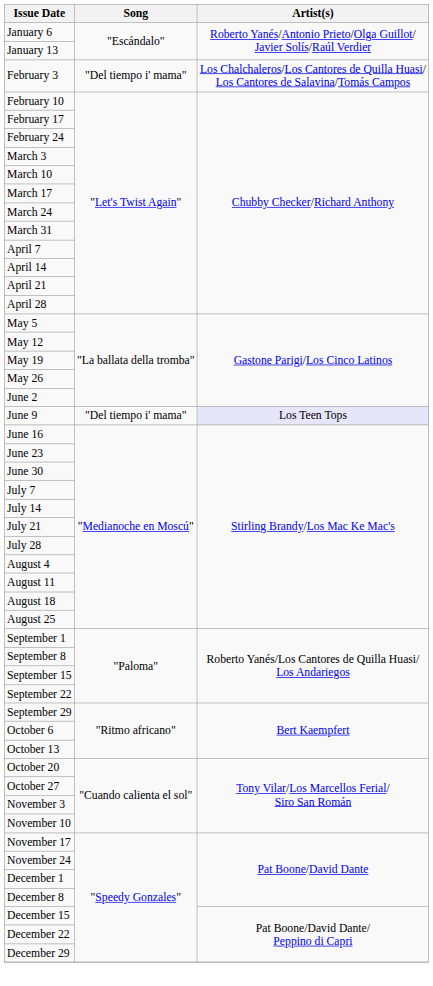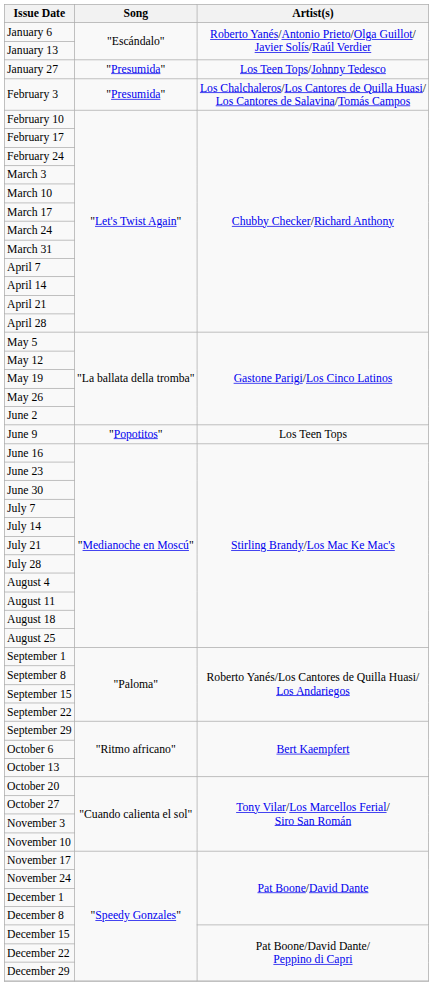+ row: (33, 69)
(136, 75) "Del tiempo i' mama" -> (136, 94) "Presumida"
(136, 415) "Del tiempo i' mama" -> (136, 434) "Popotitos"
(313, 415) lavender background -> (313, 434) no background
